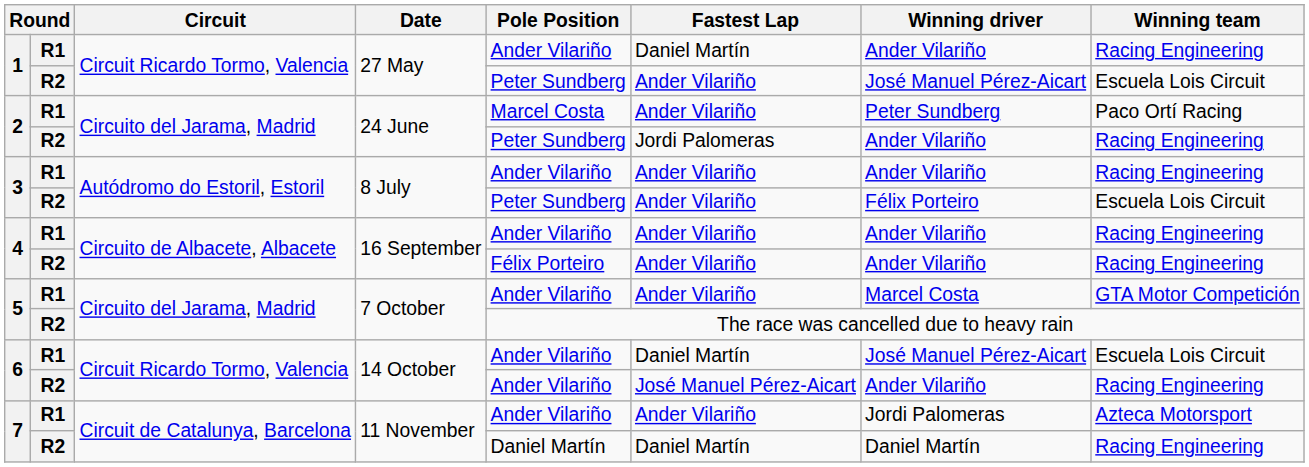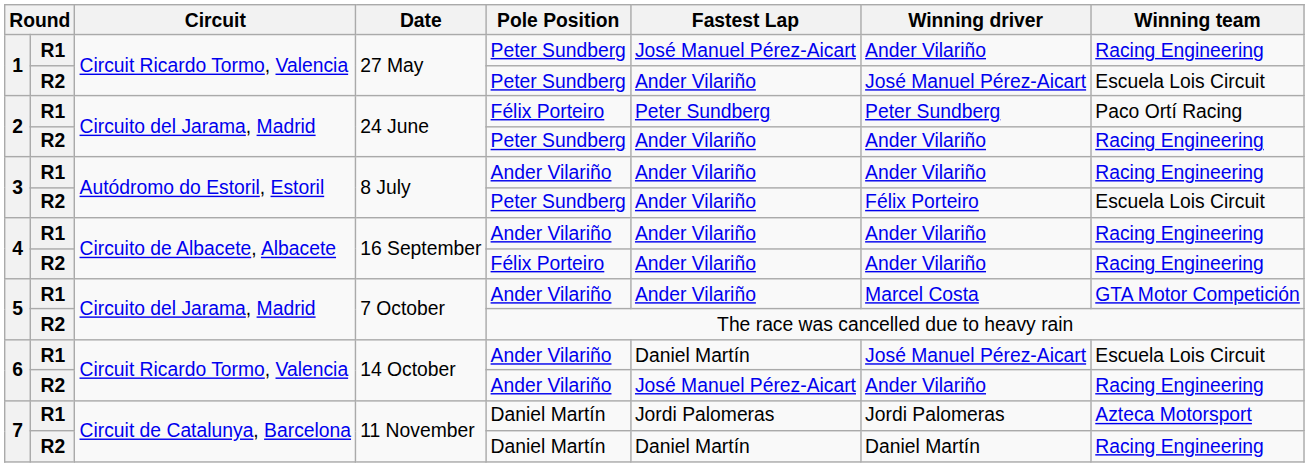(551, 50) Ander Vilariño -> (558, 50) Peter Sundberg
(692, 50) Daniel Martín -> (745, 50) José Manuel Pérez-Aicart
(547, 111) Marcel Costa -> (547, 111) Félix Porteiro
(695, 111) Ander Vilariño -> (703, 111) Peter Sundberg
(705, 141) Jordi Palomeras -> (695, 141) Ander Vilariño
(551, 415) Ander Vilariño -> (548, 415) Daniel Martín
(695, 415) Ander Vilariño -> (705, 415) Jordi Palomeras
